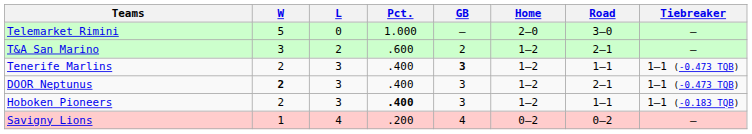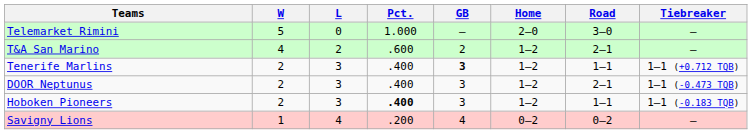(281, 49) 3 -> (281, 49) 4
(693, 67) 1–1 (-0.473 TQB) -> (693, 67) 1–1 (+0.712 TQB)
(281, 85) bold -> (281, 85) normal
